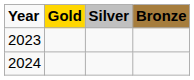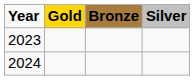columns swapped: (109, 16) <-> (161, 16)
